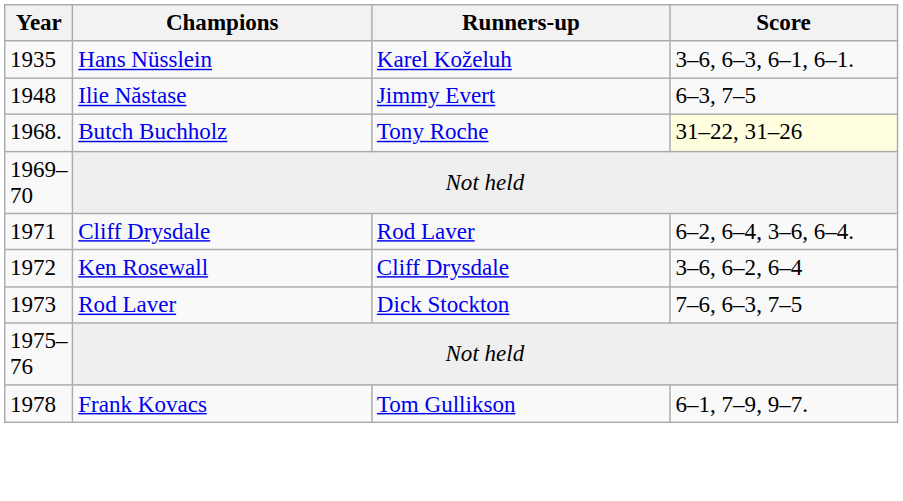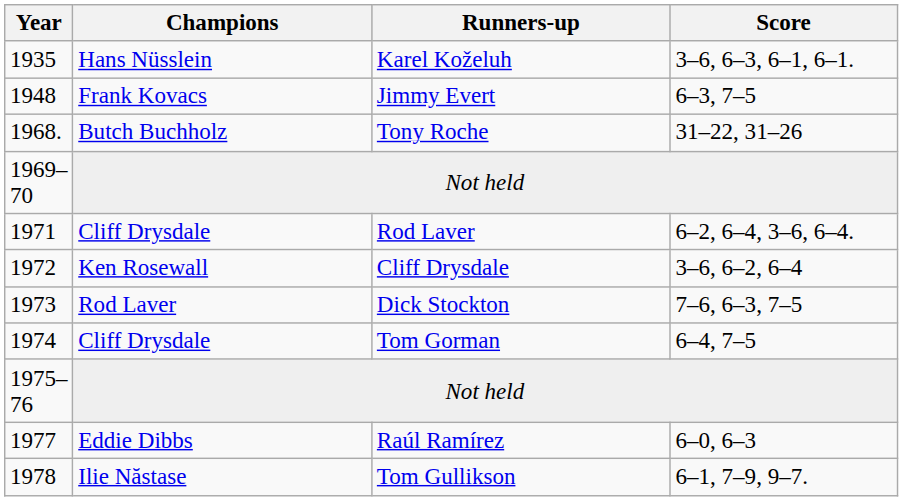(132, 95) Ilie Năstase -> (143, 95) Frank Kovacs
(739, 132) lightyellow background -> (739, 132) no background
+ row: (33, 341)
+ row: (33, 440)
(143, 403) Frank Kovacs -> (132, 476) Ilie Năstase
